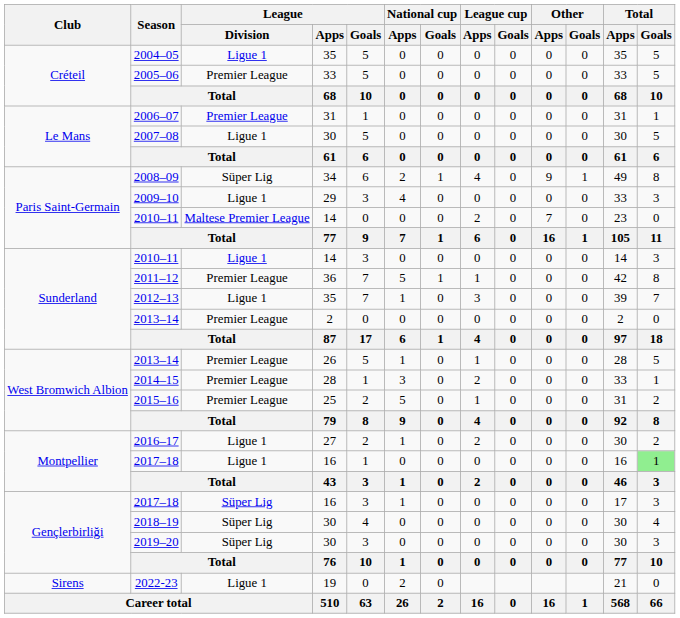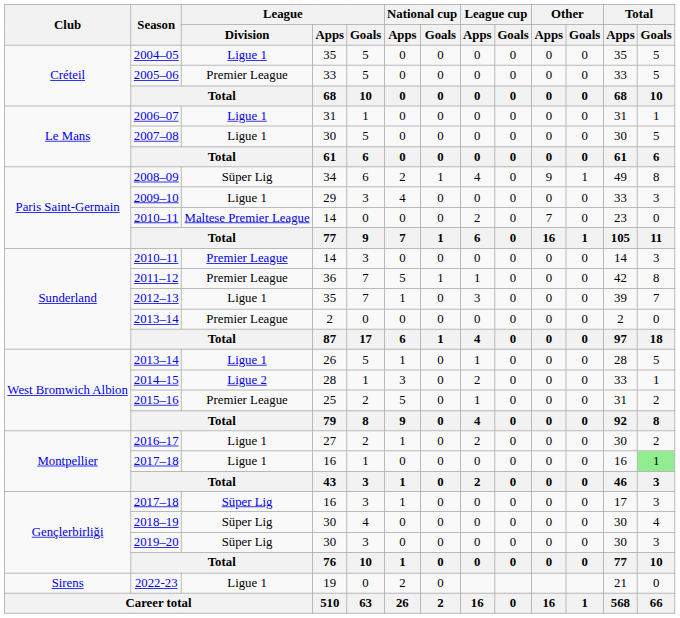(247, 116) Premier League -> (247, 116) Ligue 1
(247, 258) Ligue 1 -> (247, 258) Premier League
(247, 359) Premier League -> (247, 359) Ligue 1
(247, 380) Premier League -> (247, 380) Ligue 2
